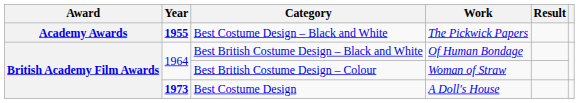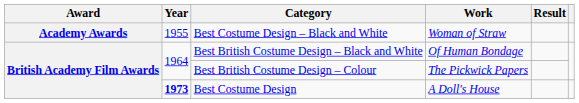(176, 32) bold -> (176, 32) normal
(478, 32) The Pickwick Papers -> (467, 32) Woman of Straw
(467, 70) Woman of Straw -> (478, 70) The Pickwick Papers
